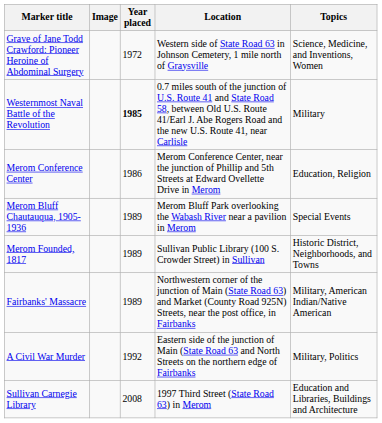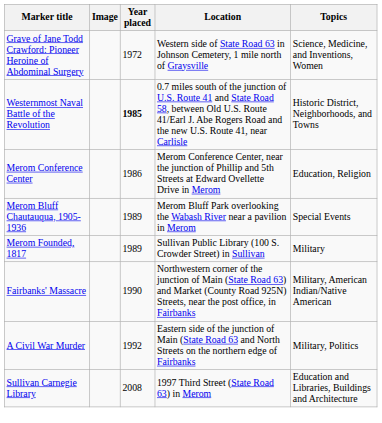(309, 114) Military -> (332, 114) Historic District, Neighborhoods, and Towns
(332, 254) Historic District, Neighborhoods, and Towns -> (309, 248) Military
(132, 302) 1989 -> (132, 291) 1990
